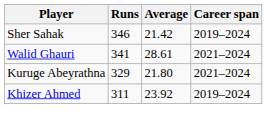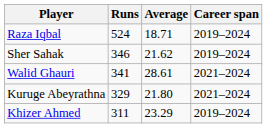+ row: (34, 34)
(159, 34) 21.42 -> (159, 53) 21.62
(159, 93) 23.92 -> (159, 113) 23.29
